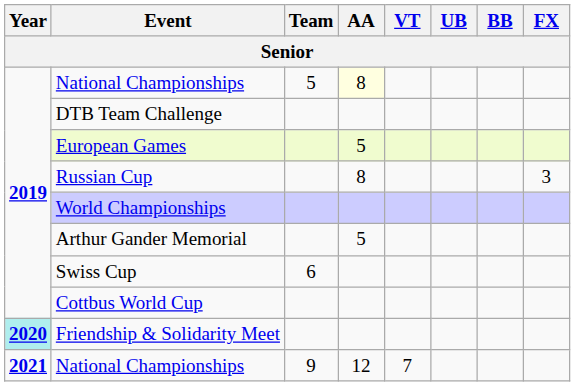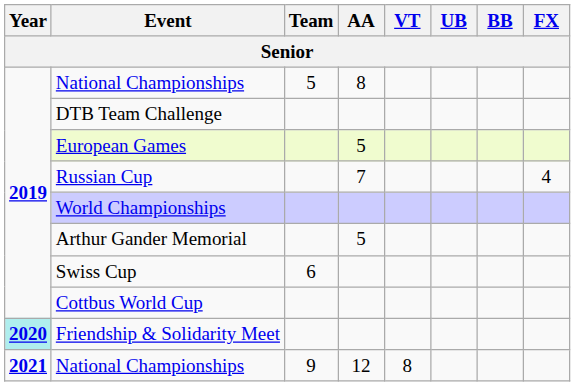(361, 83) lightyellow background -> (361, 83) no background
(361, 176) 8 -> (361, 176) 7
(546, 176) 3 -> (546, 176) 4
(407, 364) 7 -> (407, 364) 8
